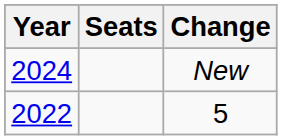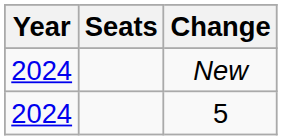(42, 113) 2022 -> (42, 113) 2024
